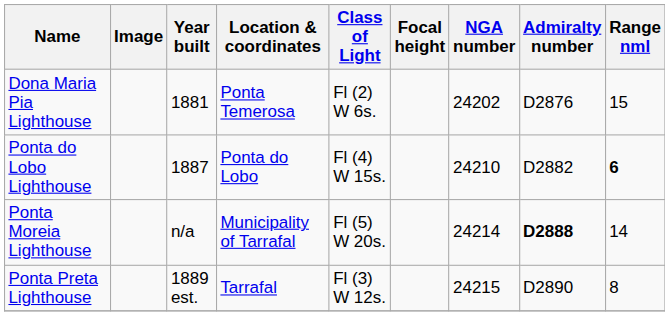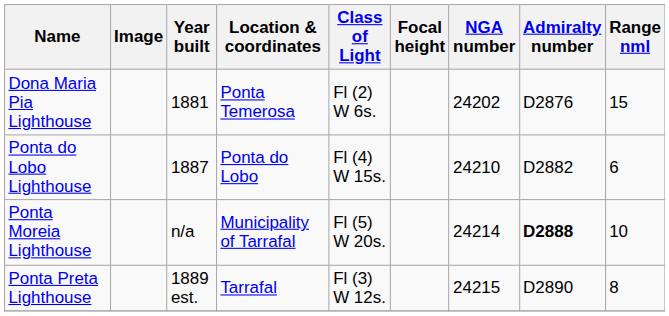(614, 167) bold -> (614, 167) normal
(619, 232) 14 -> (619, 232) 10
